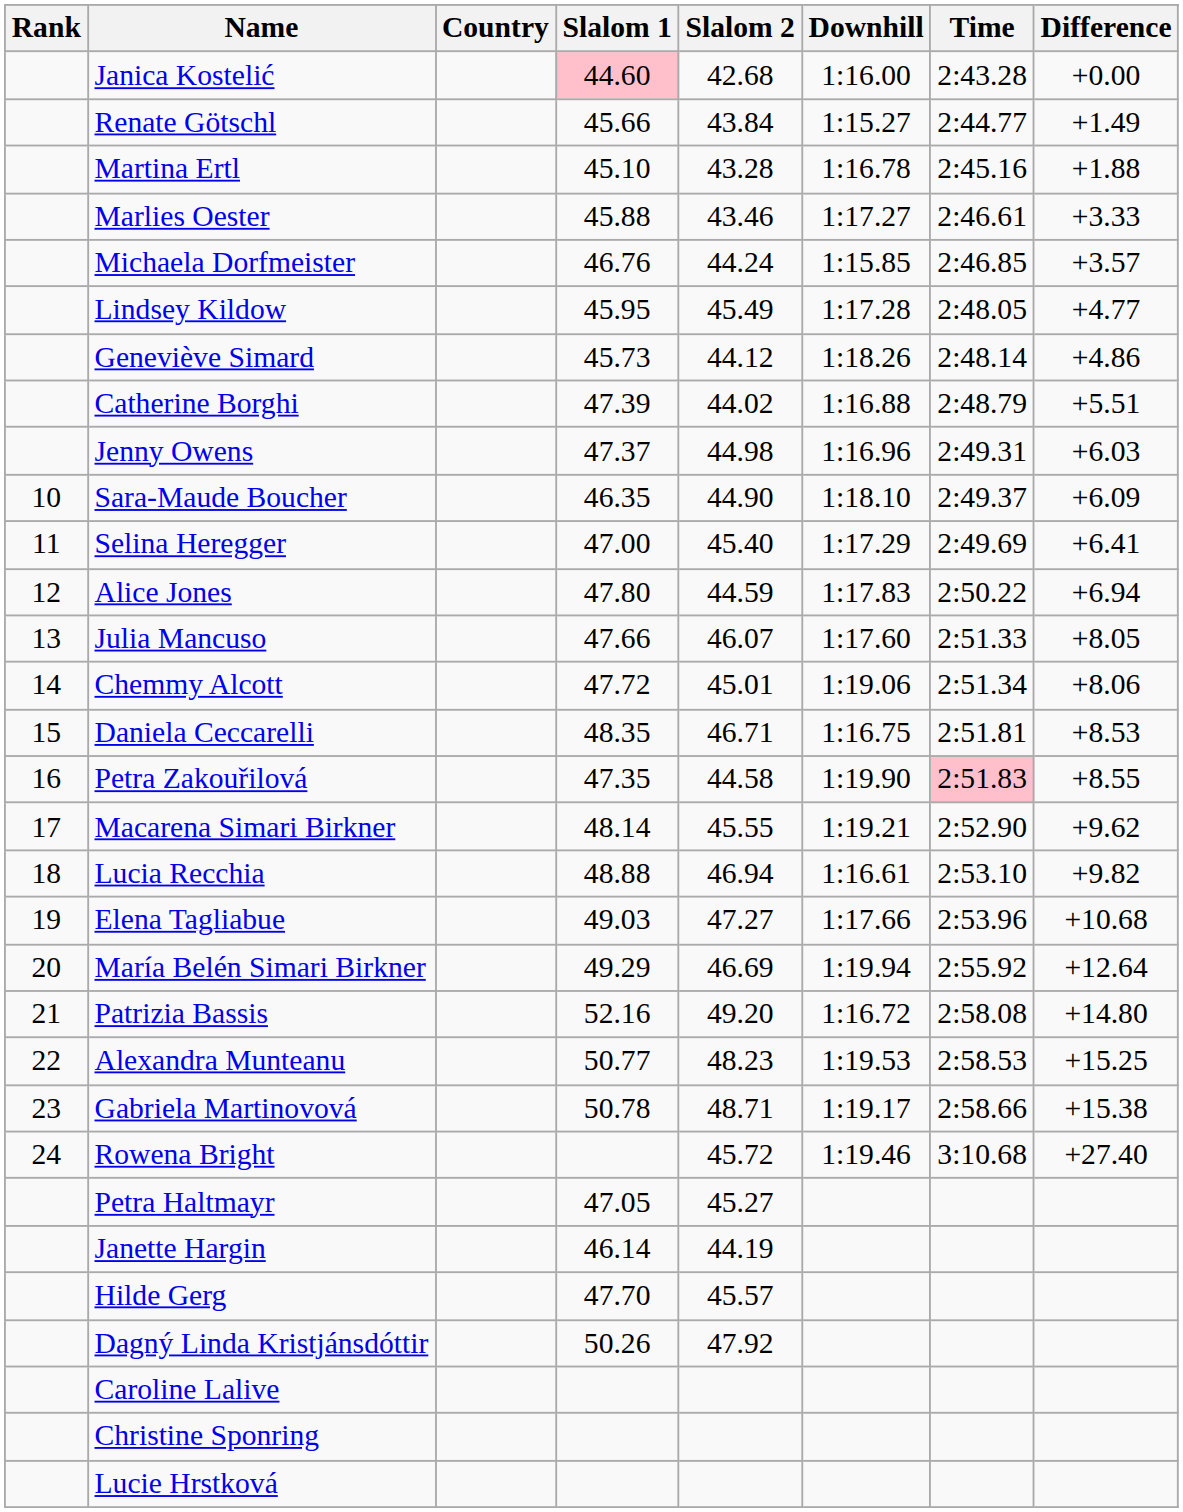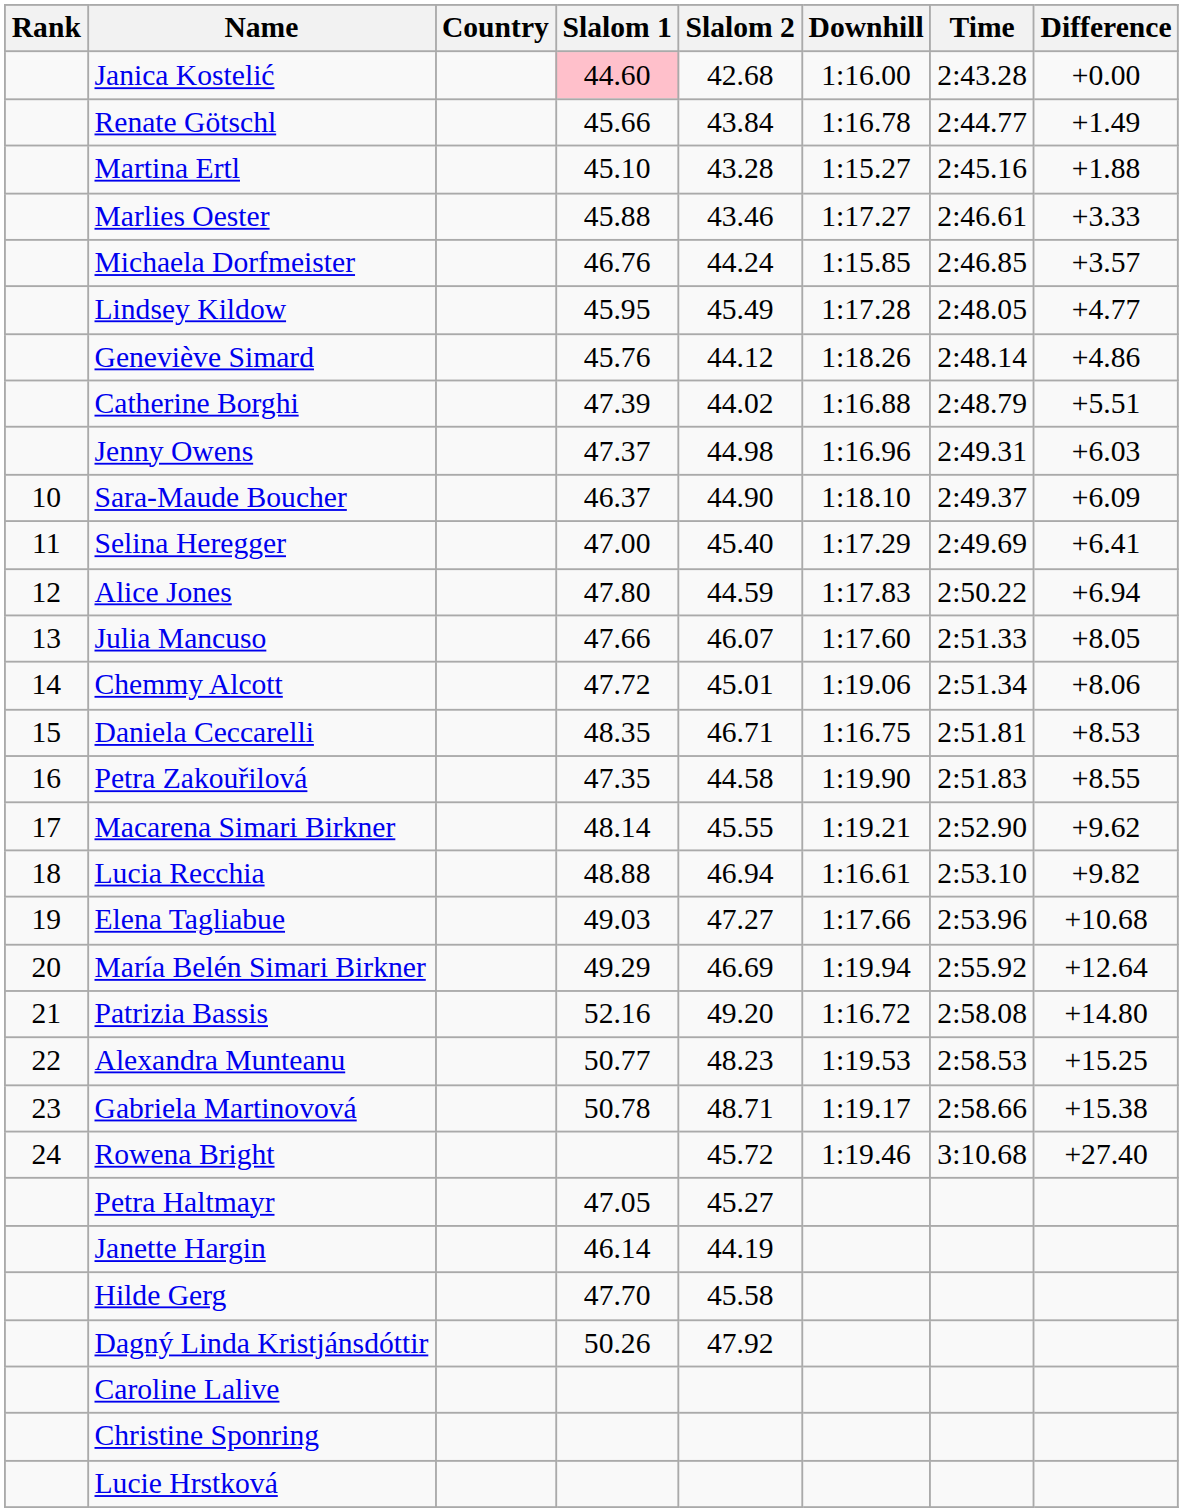(866, 121) 1:15.27 -> (866, 121) 1:16.78
(866, 168) 1:16.78 -> (866, 168) 1:15.27
(617, 356) 45.73 -> (617, 356) 45.76
(617, 497) 46.35 -> (617, 497) 46.37
(982, 779) pink background -> (982, 779) no background
(740, 1295) 45.57 -> (740, 1295) 45.58
